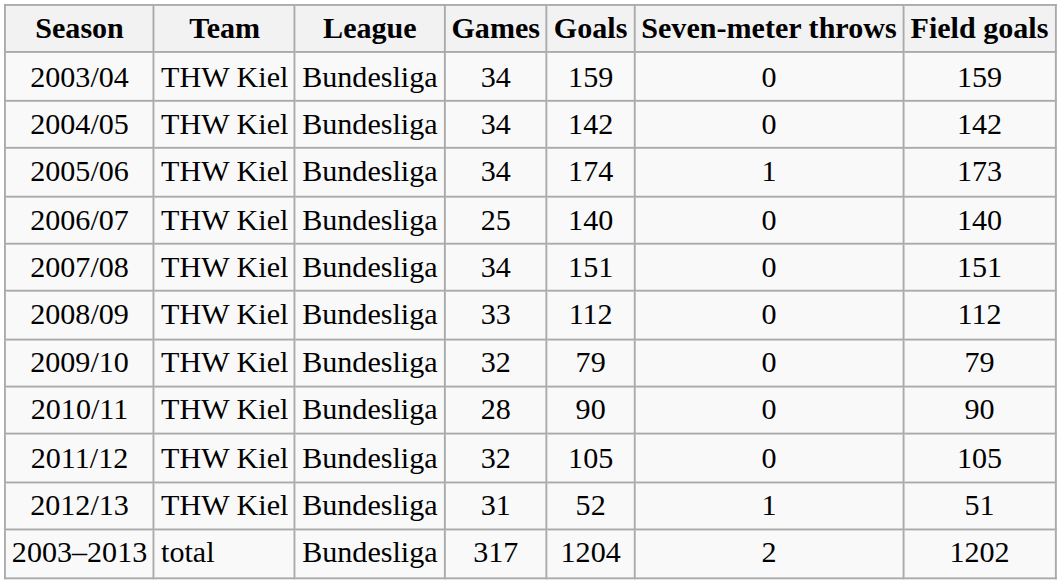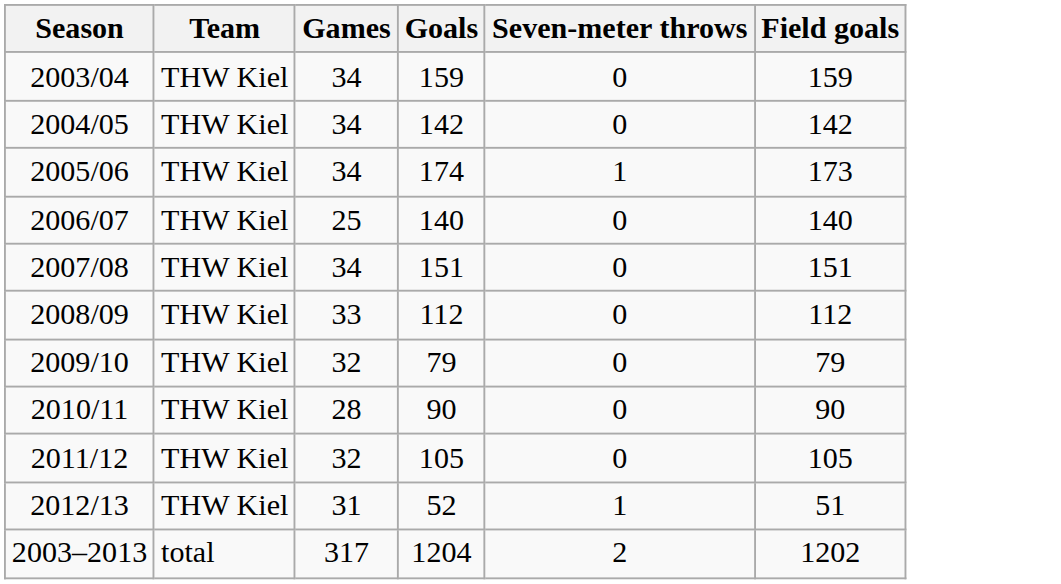- column: (370, 28)
